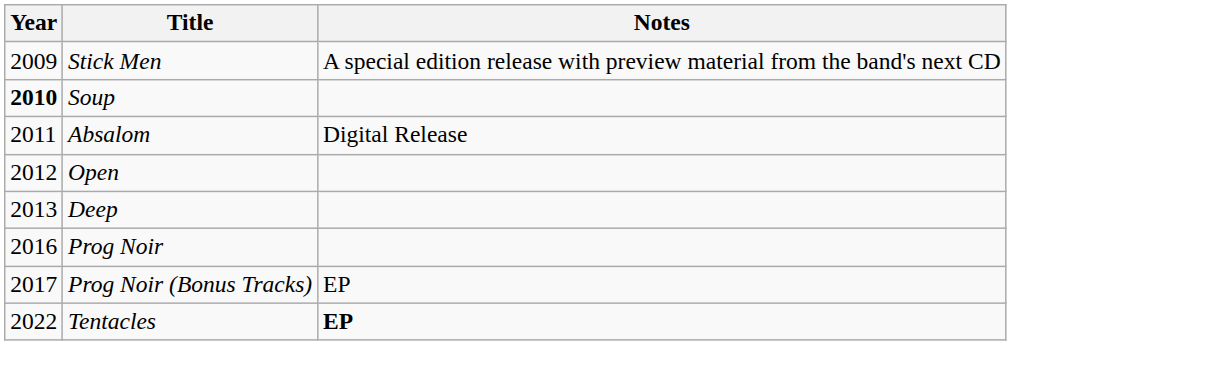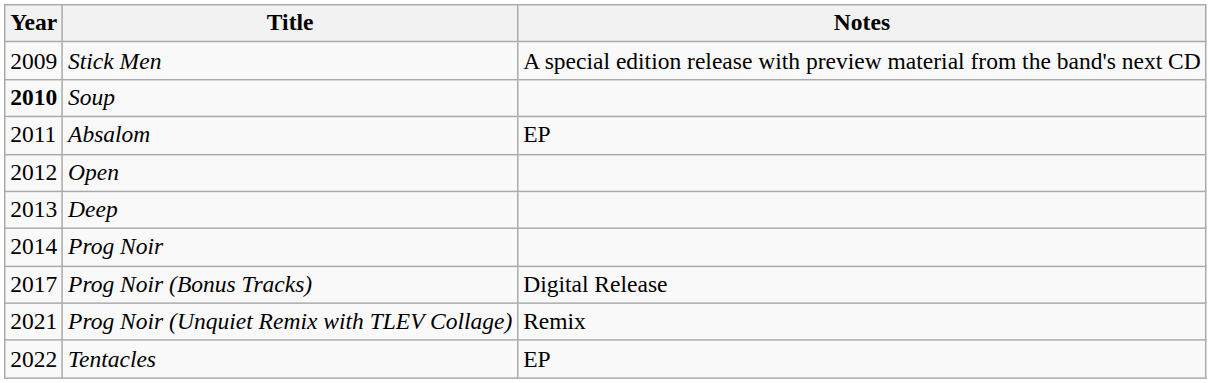(395, 135) Digital Release -> (537, 135) EP
(34, 246) 2016 -> (34, 246) 2014
(337, 284) EP -> (595, 284) Digital Release
+ row: (290, 321)
(338, 321) bold -> (537, 358) normal
